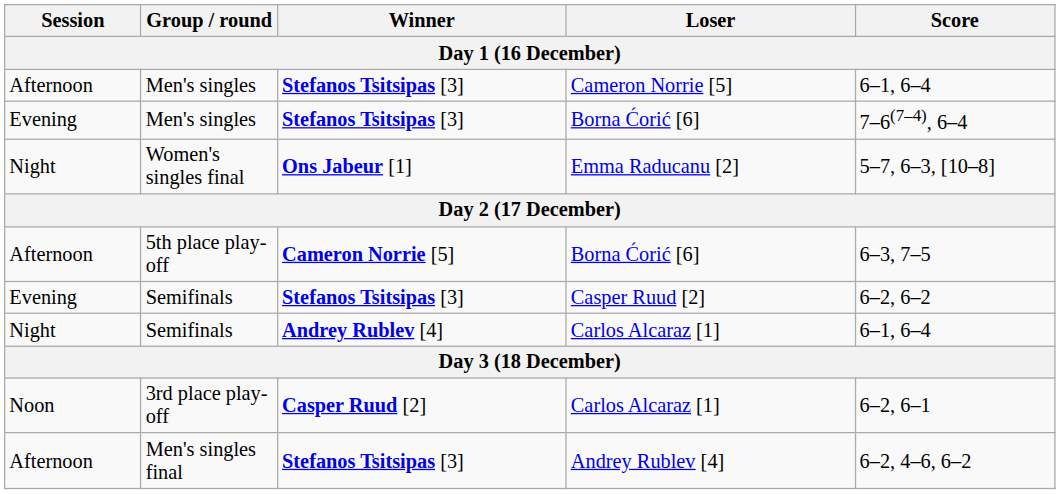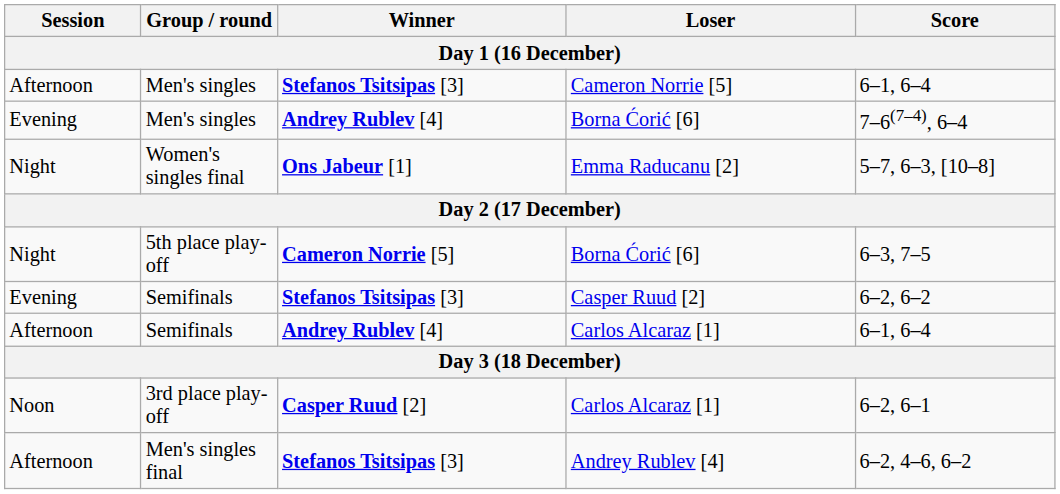(373, 120) Stefanos Tsitsipas [3] -> (363, 120) Andrey Rublev [4]
(51, 253) Afternoon -> (32, 253) Night
(32, 329) Night -> (51, 329) Afternoon
